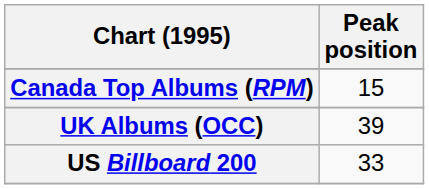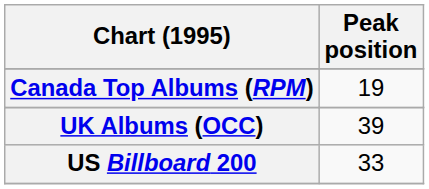(371, 88) 15 -> (371, 88) 19
